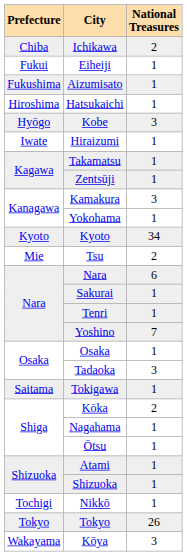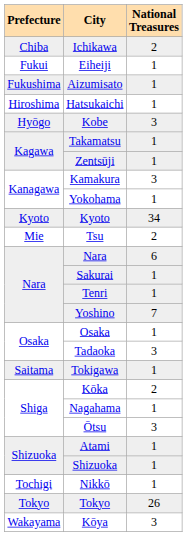- row: (95, 141)
(154, 446) 1 -> (154, 427) 3
